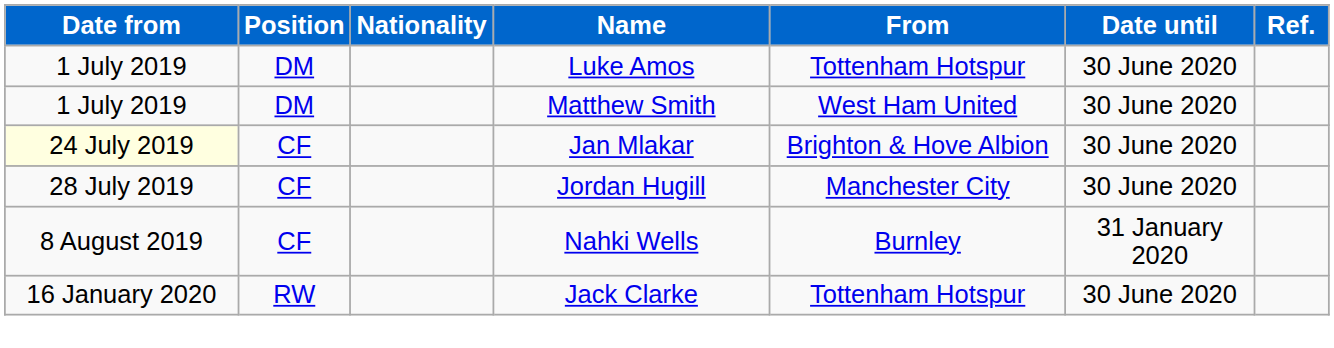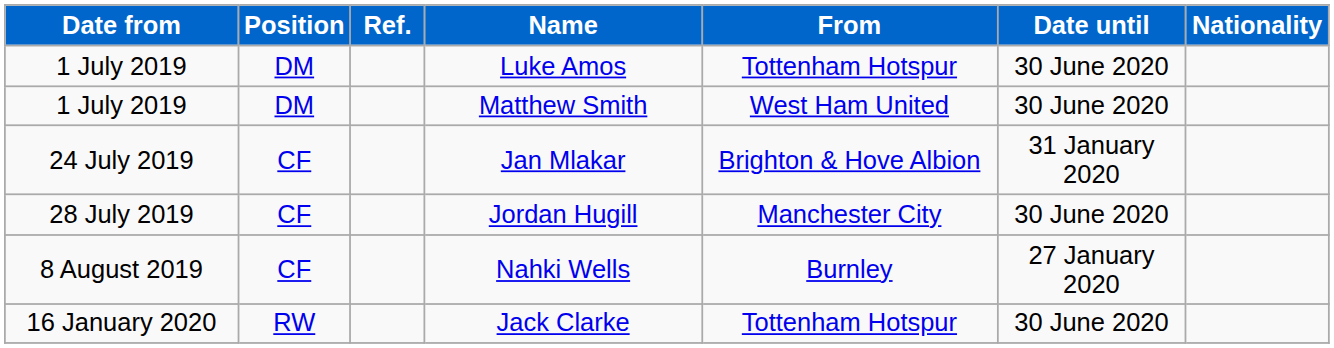columns swapped: (422, 25) <-> (1291, 25)
(121, 146) lightyellow background -> (121, 160) no background
(1160, 146) 30 June 2020 -> (1091, 160) 31 January 2020
(1160, 241) 31 January 2020 -> (1091, 269) 27 January 2020
